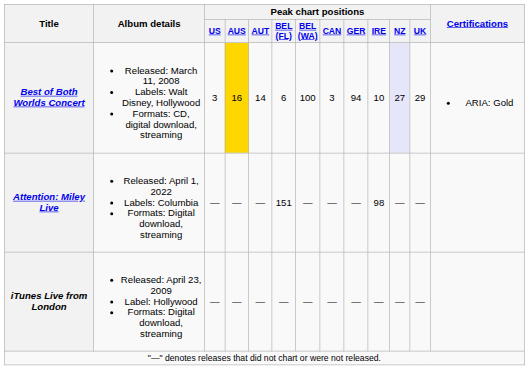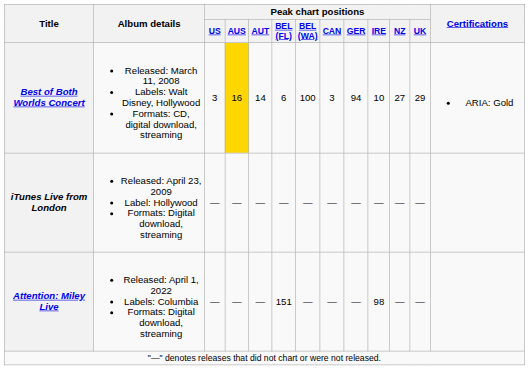(400, 97) lavender background -> (400, 97) no background
rows swapped: (49, 301) <-> (49, 202)
